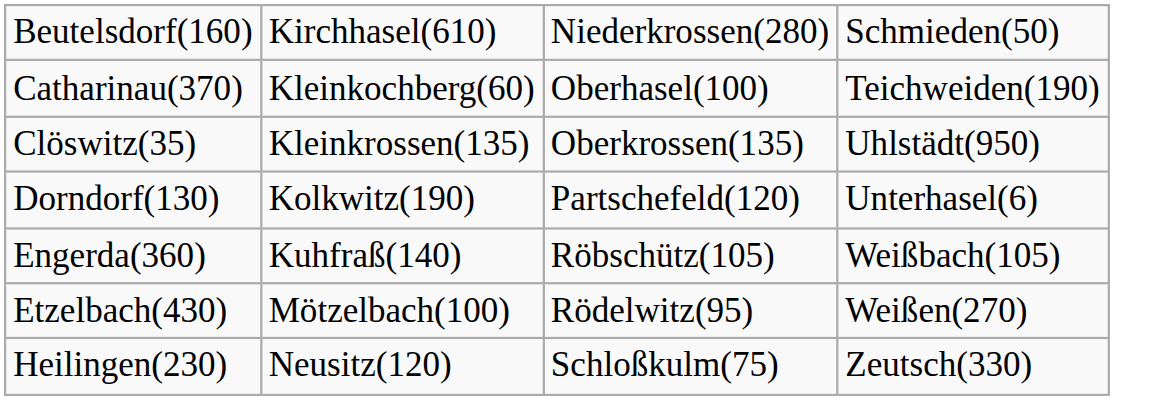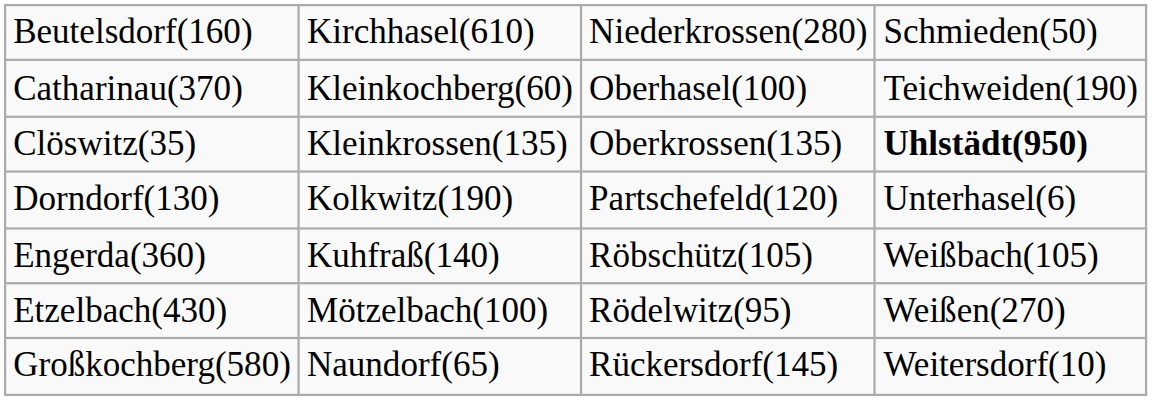(943, 143) normal -> (986, 143) bold
+ row: (152, 365)
- row: (120, 365)
